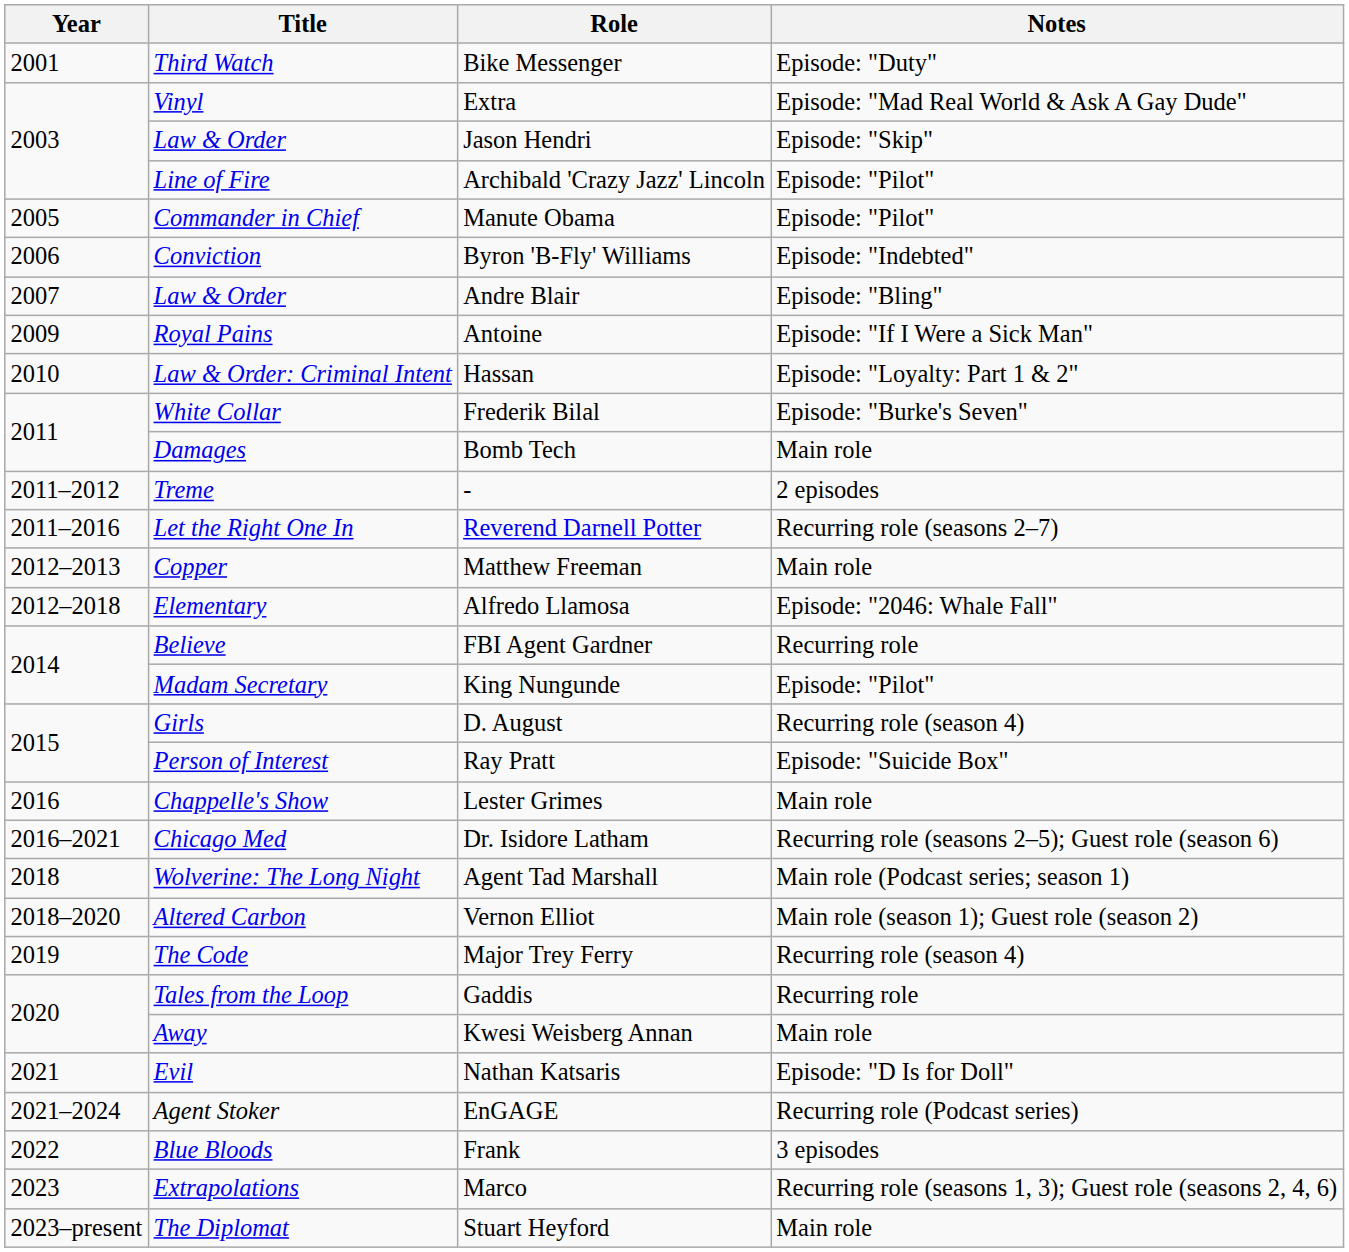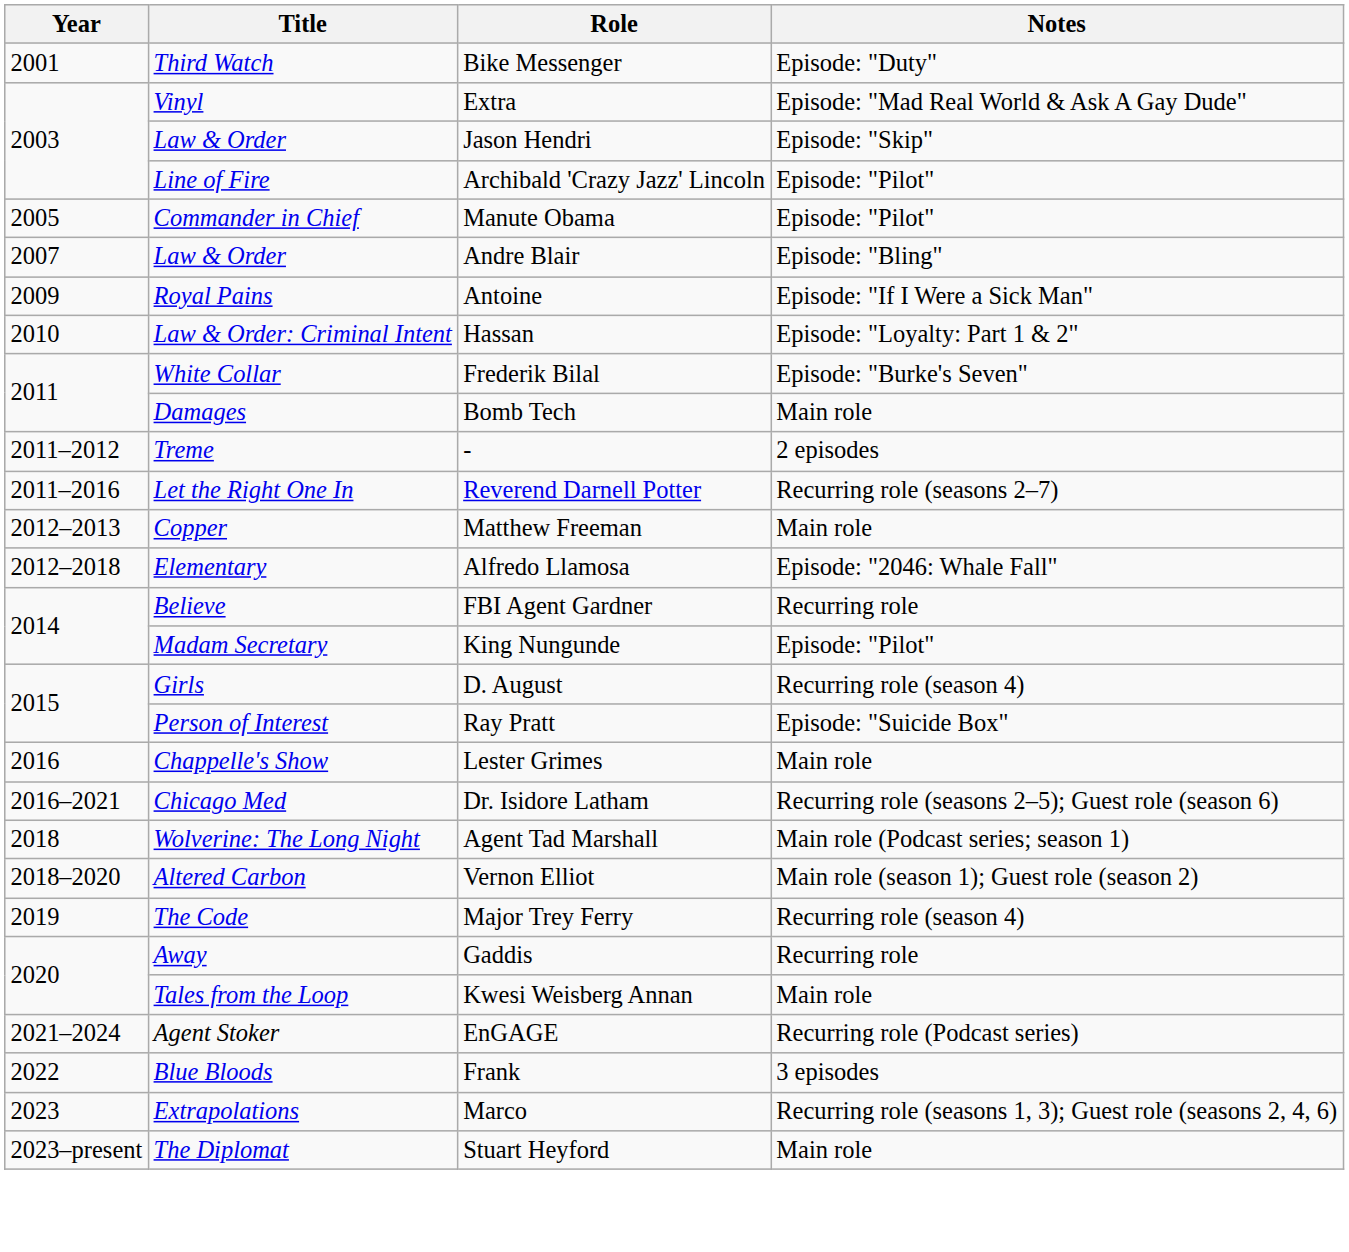- row: (577, 256)
(251, 994) Tales from the Loop -> (180, 955) Away
(180, 1033) Away -> (251, 994) Tales from the Loop
- row: (542, 1072)
